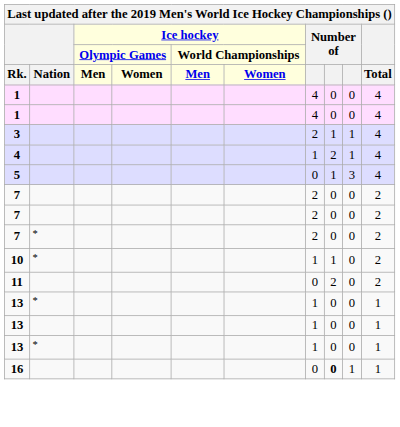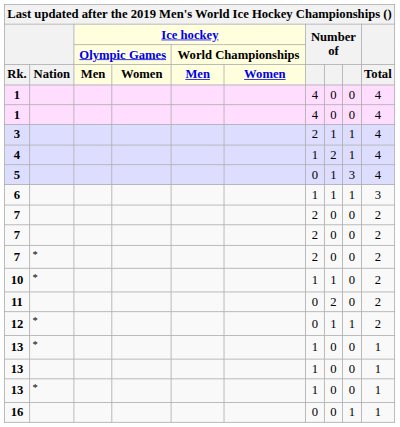+ row: (17, 194)
+ row: (17, 323)
(333, 368) bold -> (333, 412) normal
